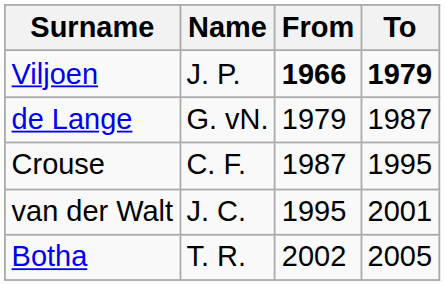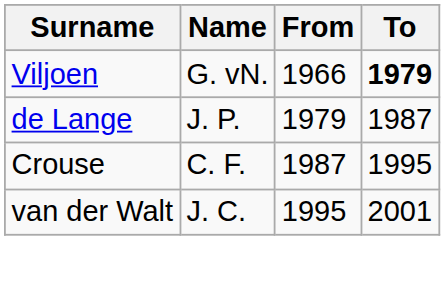(214, 73) J. P. -> (227, 73) G. vN.
(314, 73) bold -> (314, 73) normal
(227, 119) G. vN. -> (214, 119) J. P.
- row: (49, 257)
